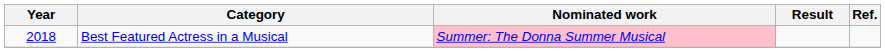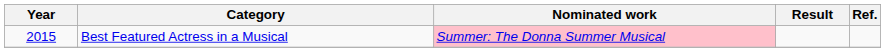(41, 36) 2018 -> (41, 36) 2015
